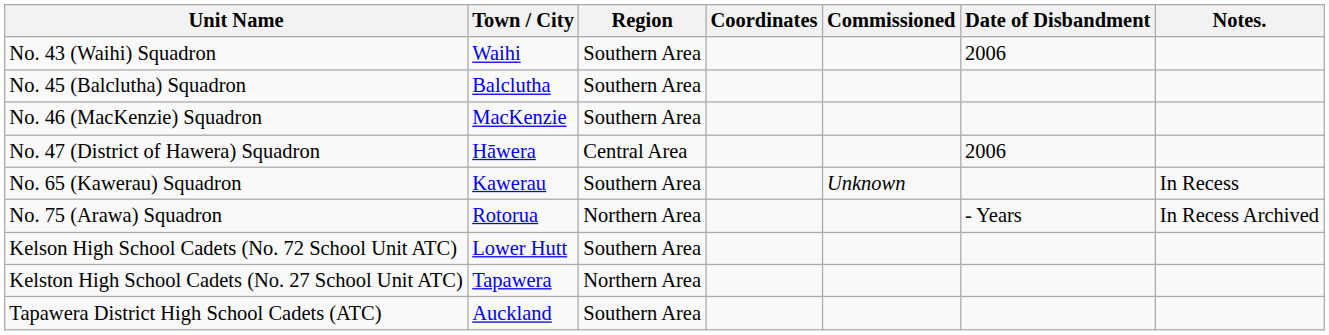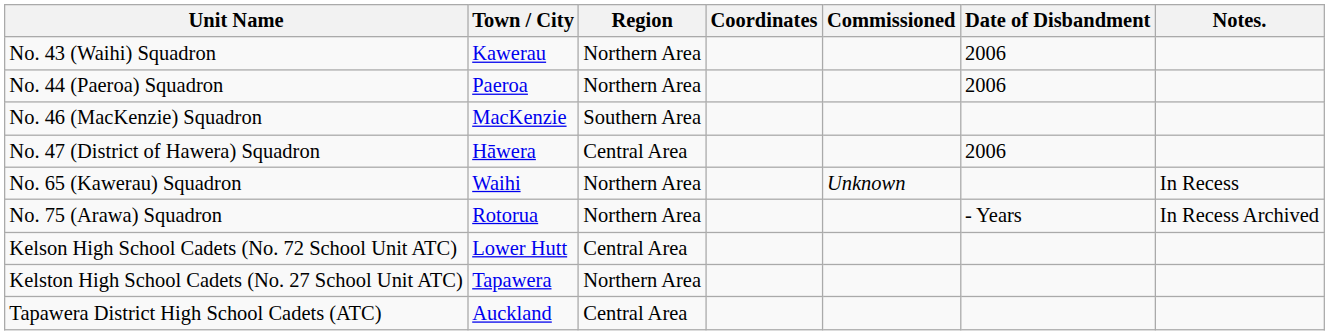(496, 53) Waihi -> (509, 53) Kawerau
(642, 53) Southern Area -> (642, 53) Northern Area
+ row: (116, 85)
- row: (128, 85)
(509, 183) Kawerau -> (496, 183) Waihi
(642, 183) Southern Area -> (642, 183) Northern Area
(642, 248) Southern Area -> (635, 248) Central Area
(642, 313) Southern Area -> (635, 313) Central Area
